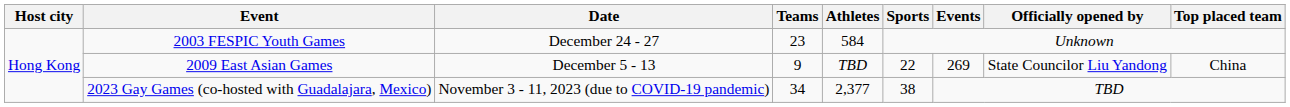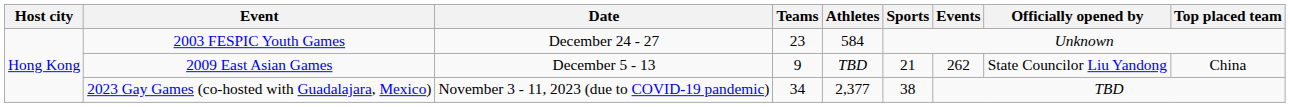(908, 65) 22 -> (908, 65) 21
(958, 65) 269 -> (958, 65) 262
